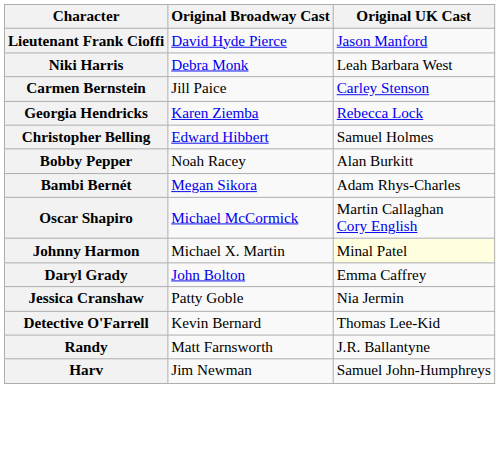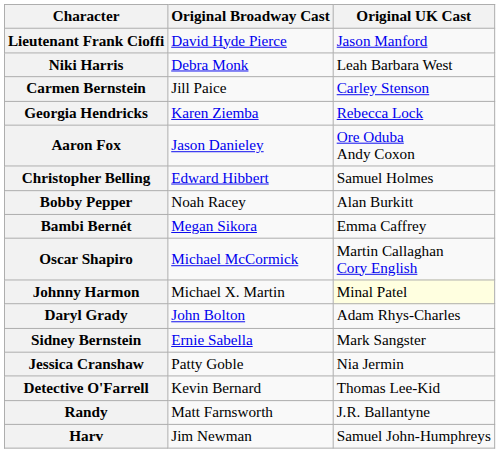+ row: (86, 145)
(399, 185) Adam Rhys-Charles -> (382, 226) Emma Caffrey
(382, 274) Emma Caffrey -> (399, 315) Adam Rhys-Charles
+ row: (86, 340)
